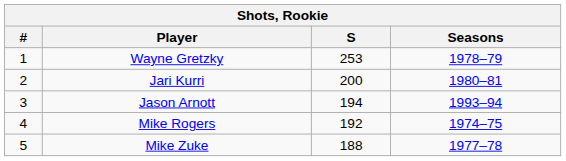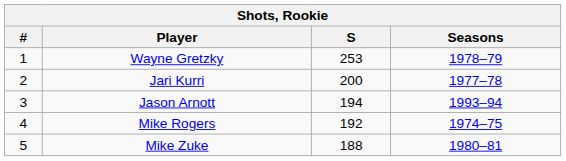(476, 80) 1980–81 -> (476, 80) 1977–78
(476, 145) 1977–78 -> (476, 145) 1980–81
